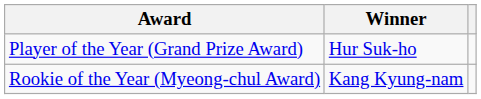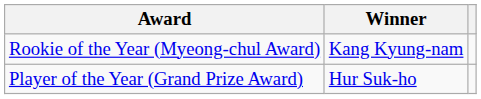rows swapped: (156, 49) <-> (165, 78)
